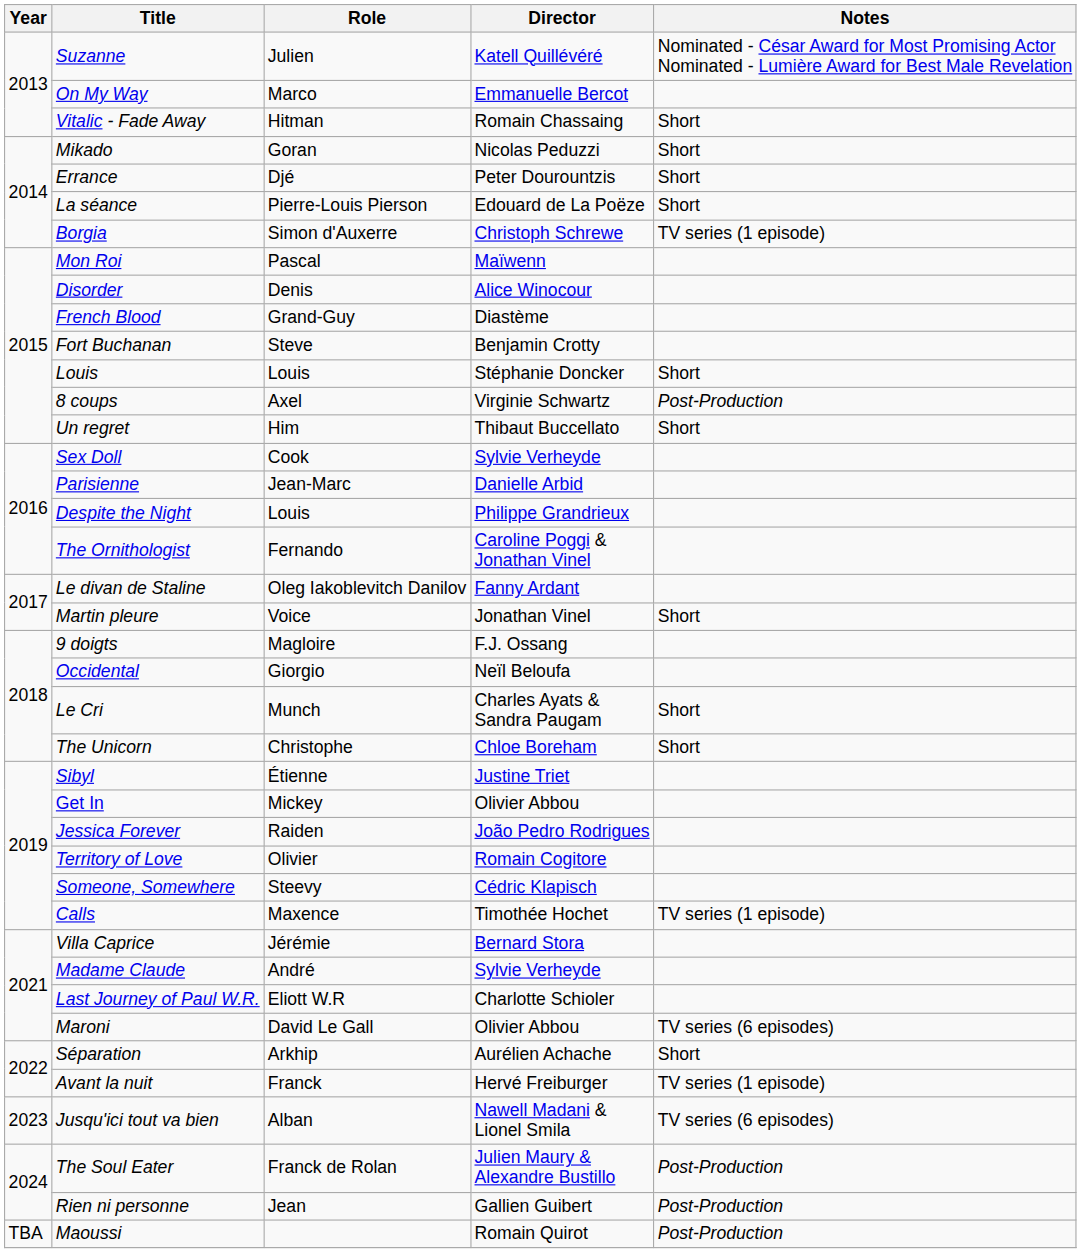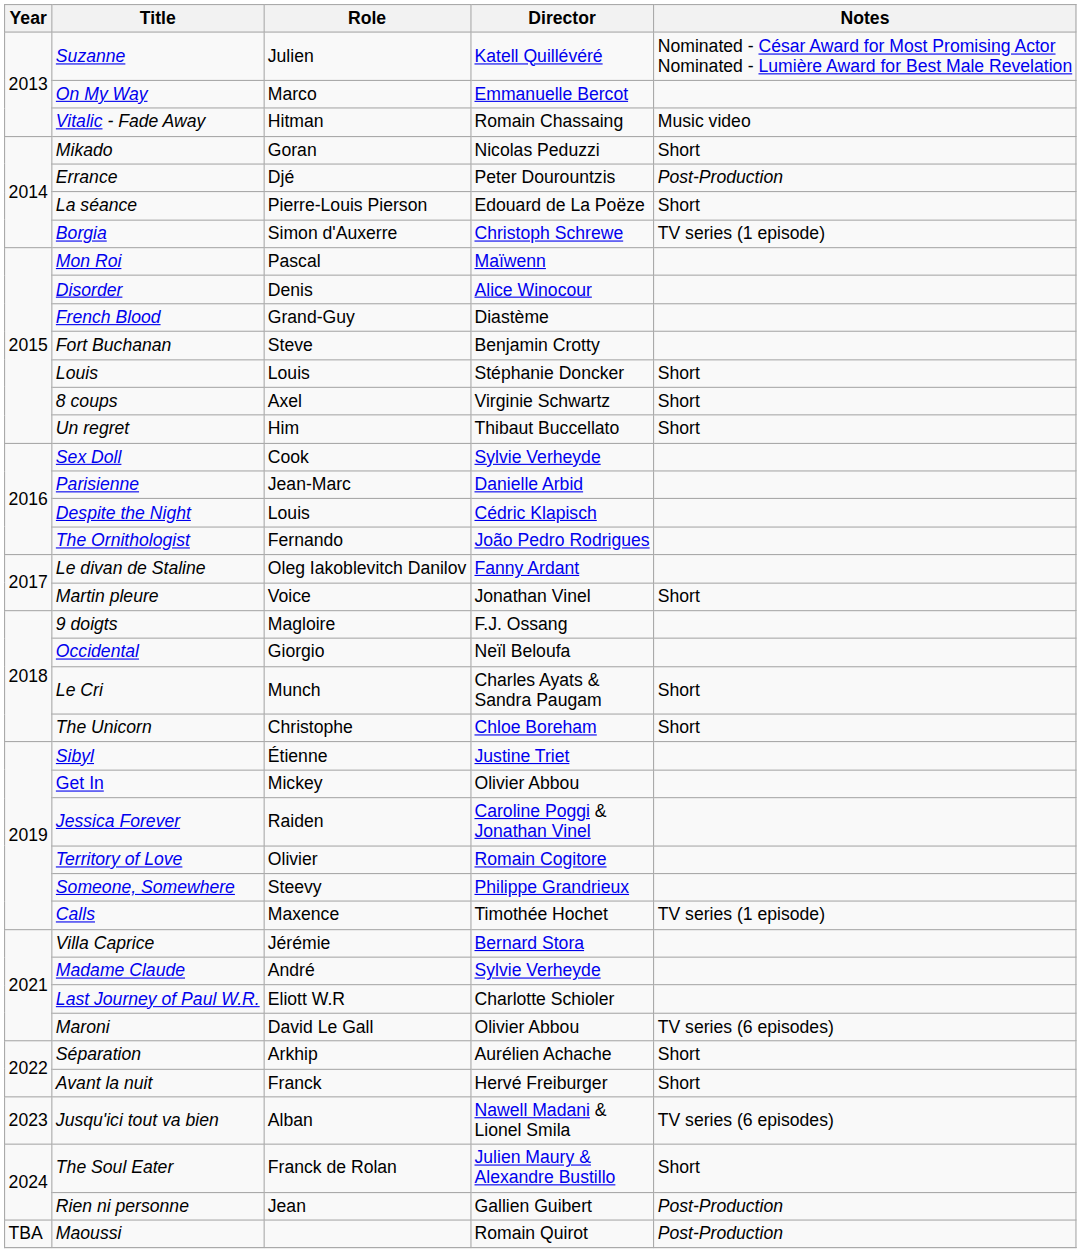(679, 121) Short -> (704, 121) Music video
(679, 177) Short -> (720, 177) Post-Production
(720, 401) Post-Production -> (679, 401) Short
(552, 512) Philippe Grandrieux -> (536, 512) Cédric Klapisch
(541, 550) Caroline Poggi & Jonathan Vinel -> (562, 540) João Pedro Rodrigues
(562, 831) João Pedro Rodrigues -> (541, 821) Caroline Poggi & Jonathan Vinel
(536, 887) Cédric Klapisch -> (552, 887) Philippe Grandrieux
(741, 1082) TV series (1 episode) -> (679, 1082) Short
(720, 1168) Post-Production -> (679, 1168) Short
